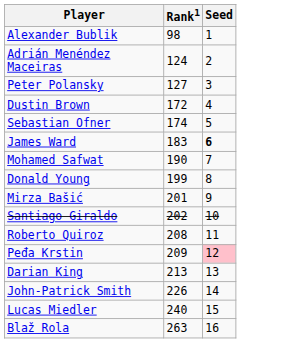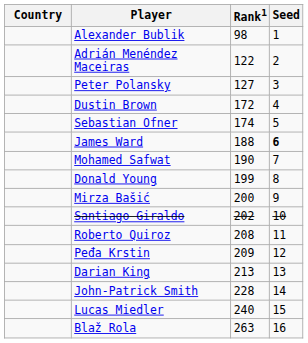+ column: (38, 15)
(177, 61) 124 -> (244, 61) 122
(177, 142) 183 -> (244, 142) 188
(177, 198) 201 -> (244, 198) 200
(212, 254) pink background -> (279, 254) no background
(177, 291) 226 -> (244, 291) 228
